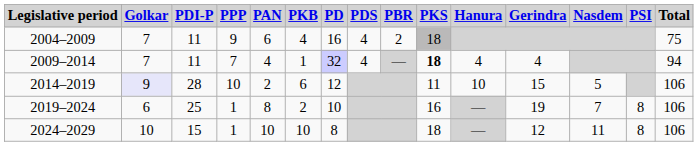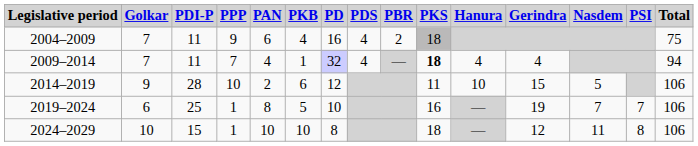(146, 84) lavender background -> (146, 84) no background
(303, 107) 2 -> (303, 107) 5
(641, 107) 8 -> (641, 107) 7
